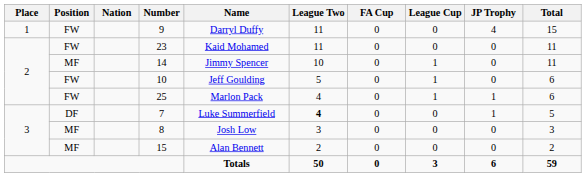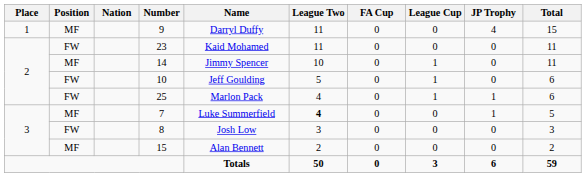(72, 29) FW -> (72, 29) MF
(72, 113) DF -> (72, 113) MF
(72, 130) MF -> (72, 130) FW
